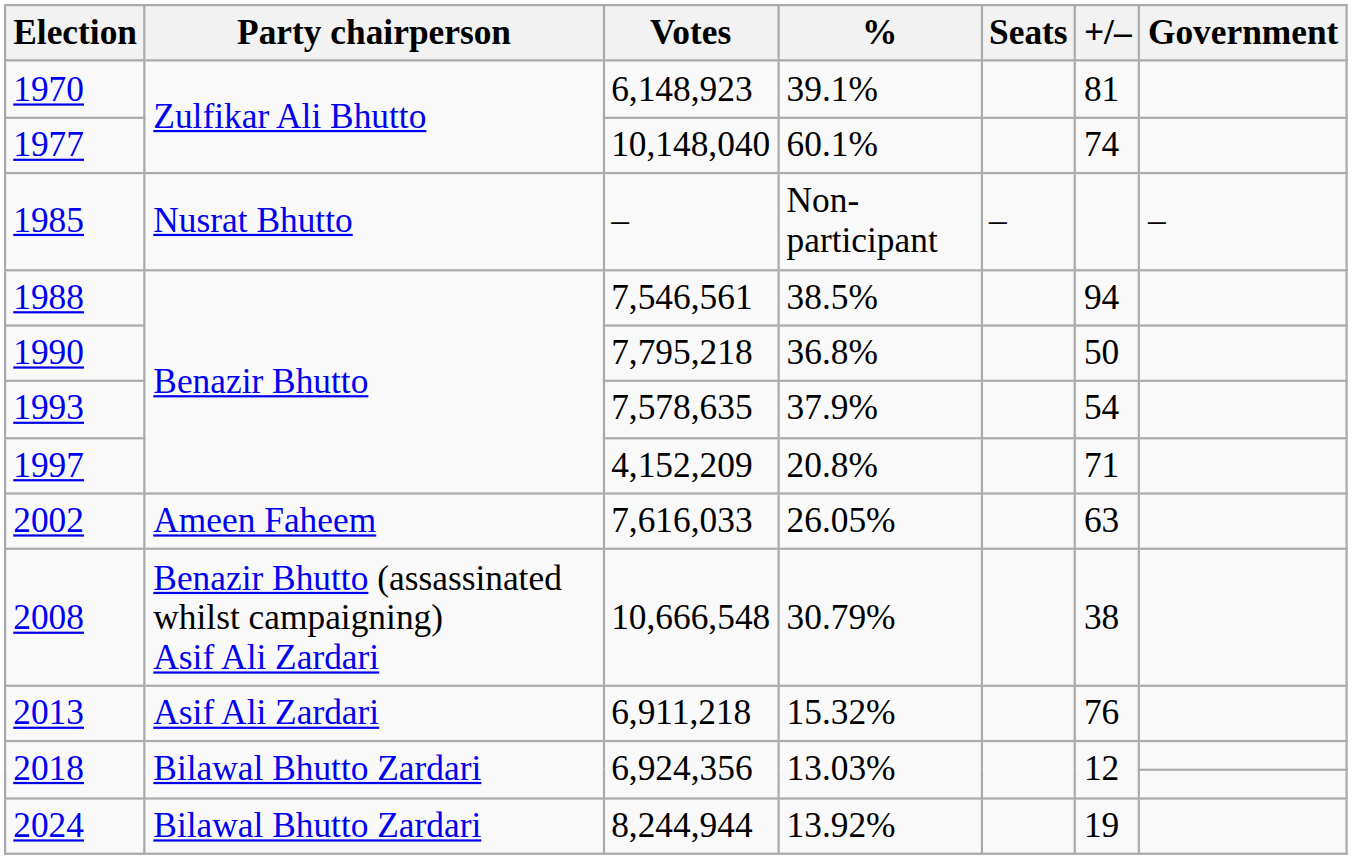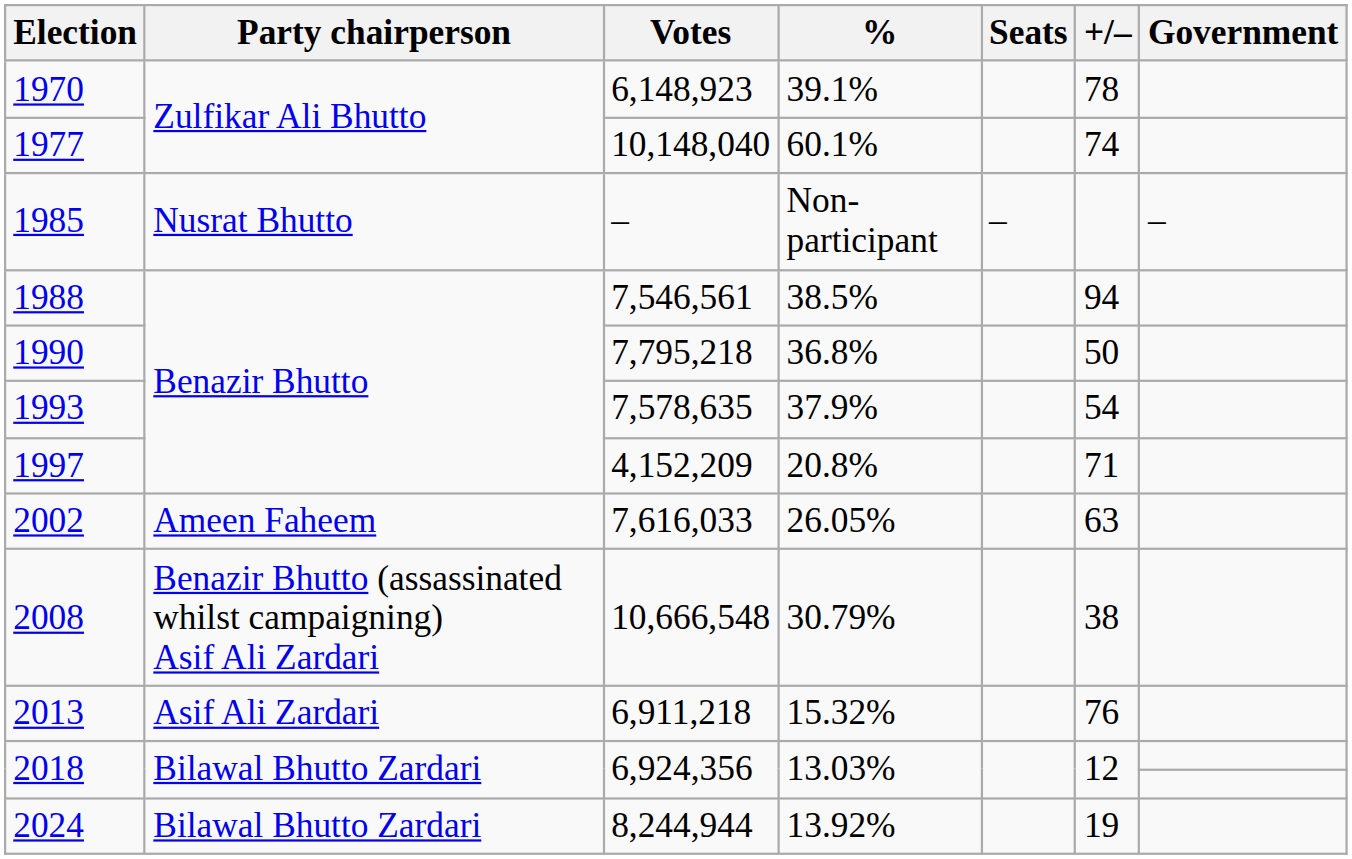(1102, 88) 81 -> (1102, 88) 78
